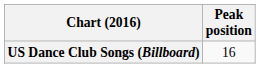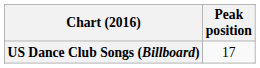(229, 52) 16 -> (229, 52) 17
